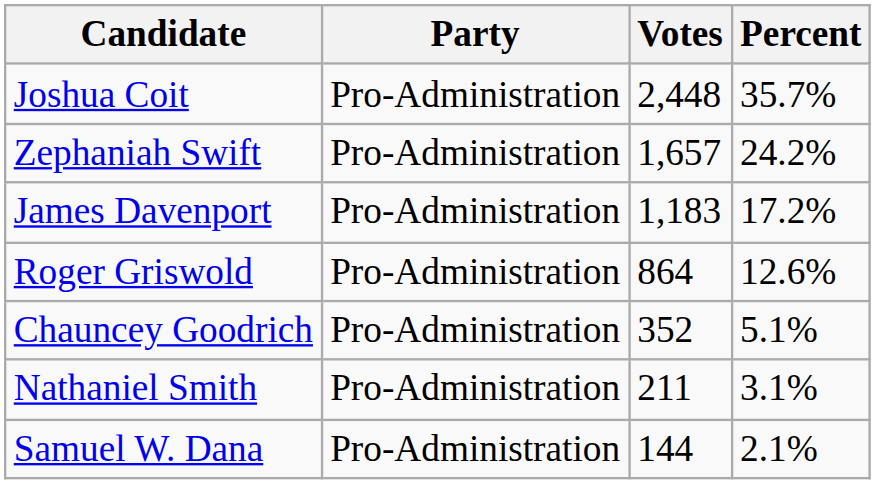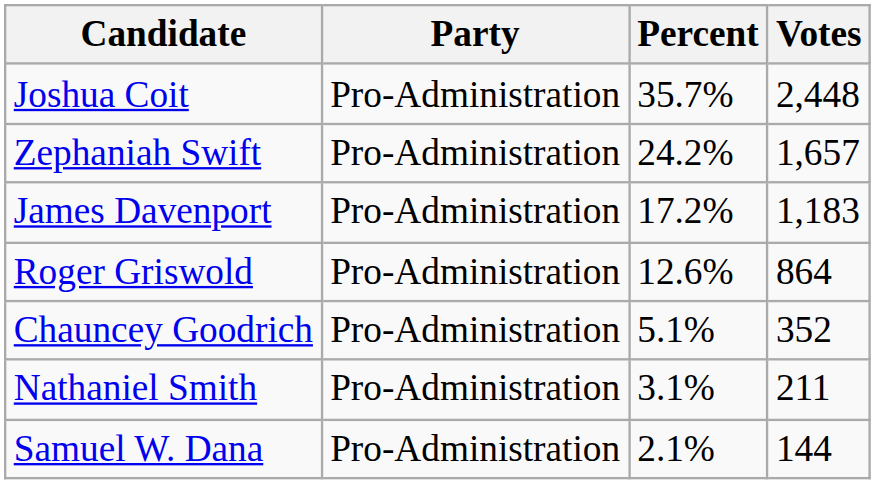columns swapped: (680, 34) <-> (801, 34)
